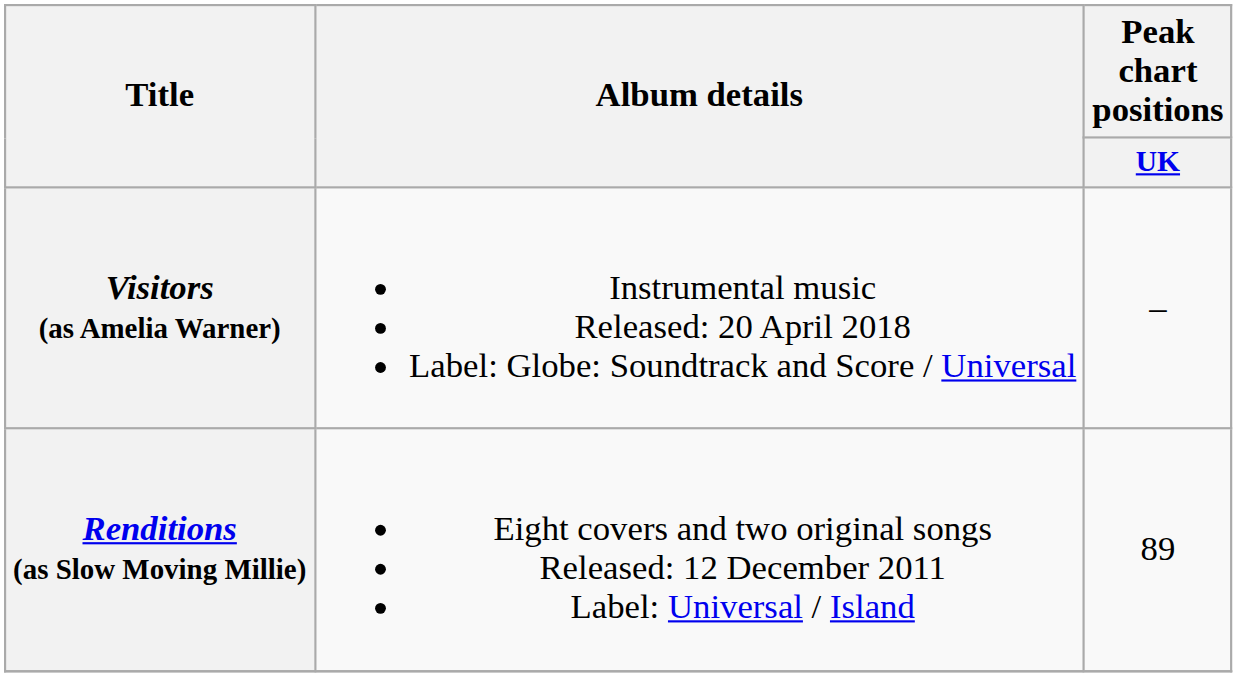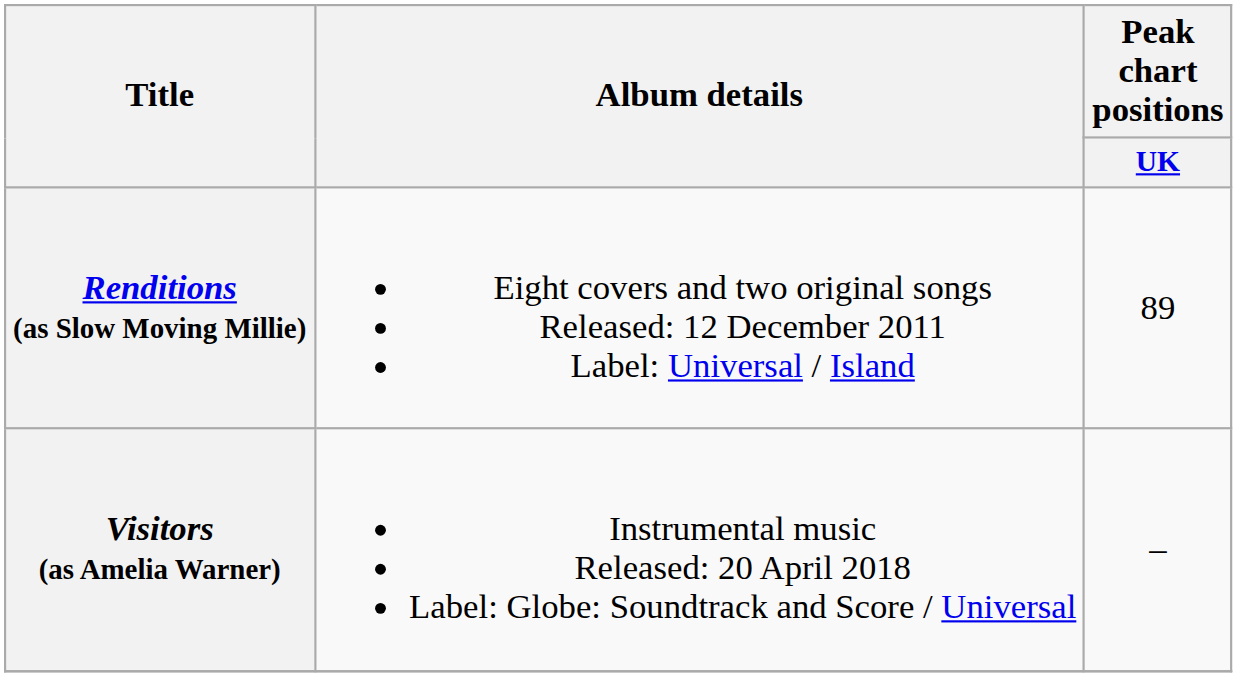rows swapped: (160, 548) <-> (160, 307)
